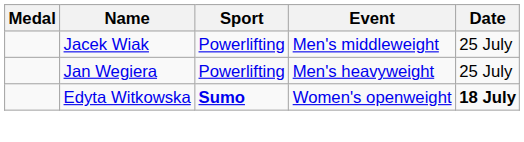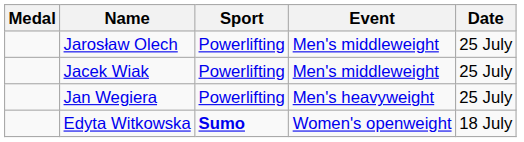+ row: (121, 44)
(488, 97) bold -> (486, 124) normal
